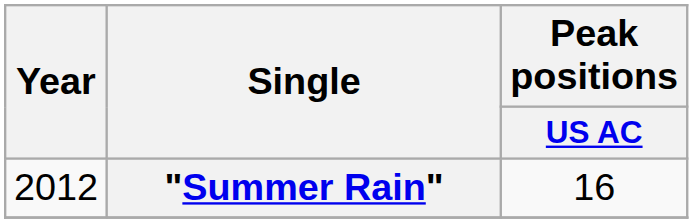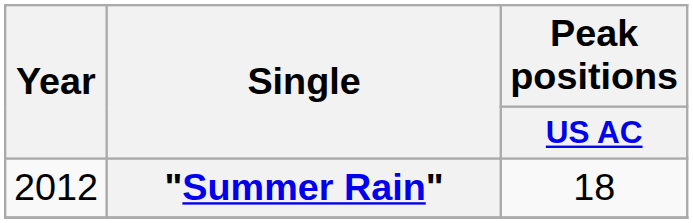(594, 187) 16 -> (594, 187) 18
